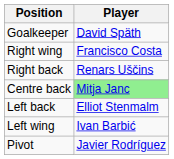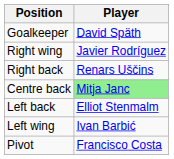(119, 51) Francisco Costa -> (121, 51) Javier Rodríguez
(121, 145) Javier Rodríguez -> (119, 145) Francisco Costa
